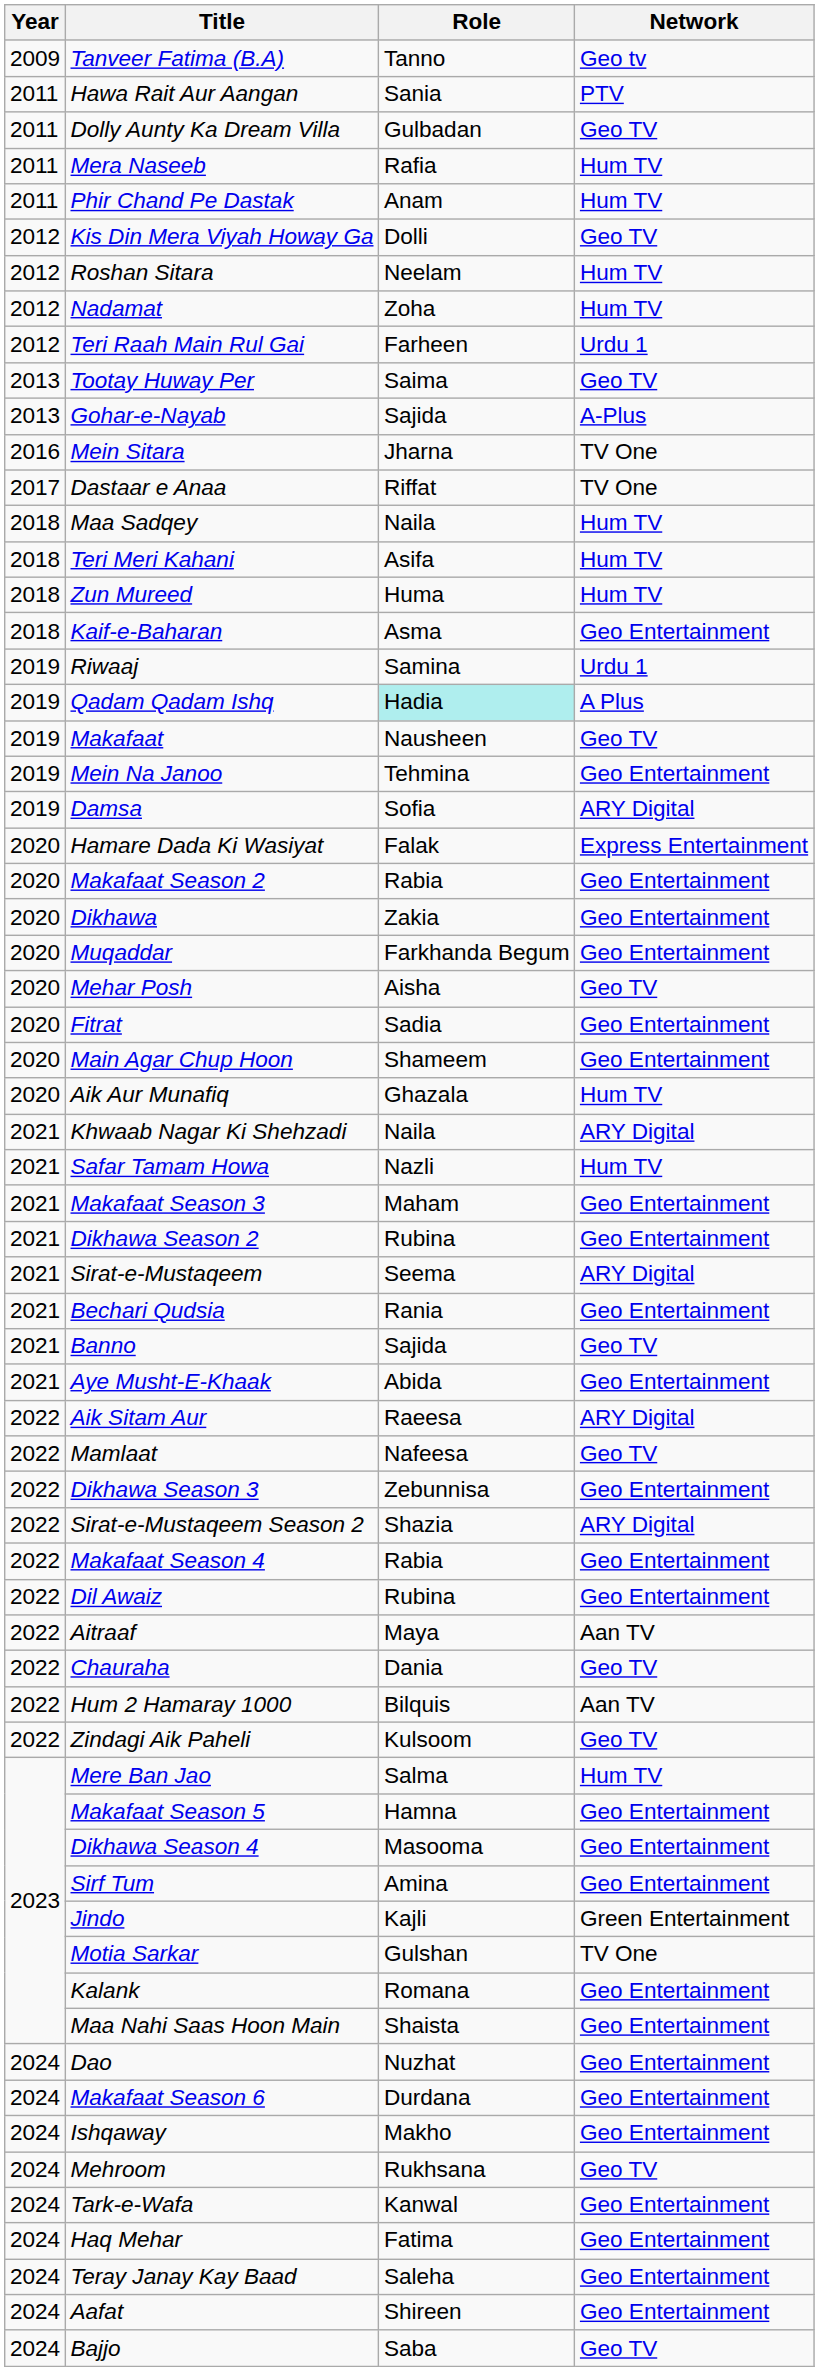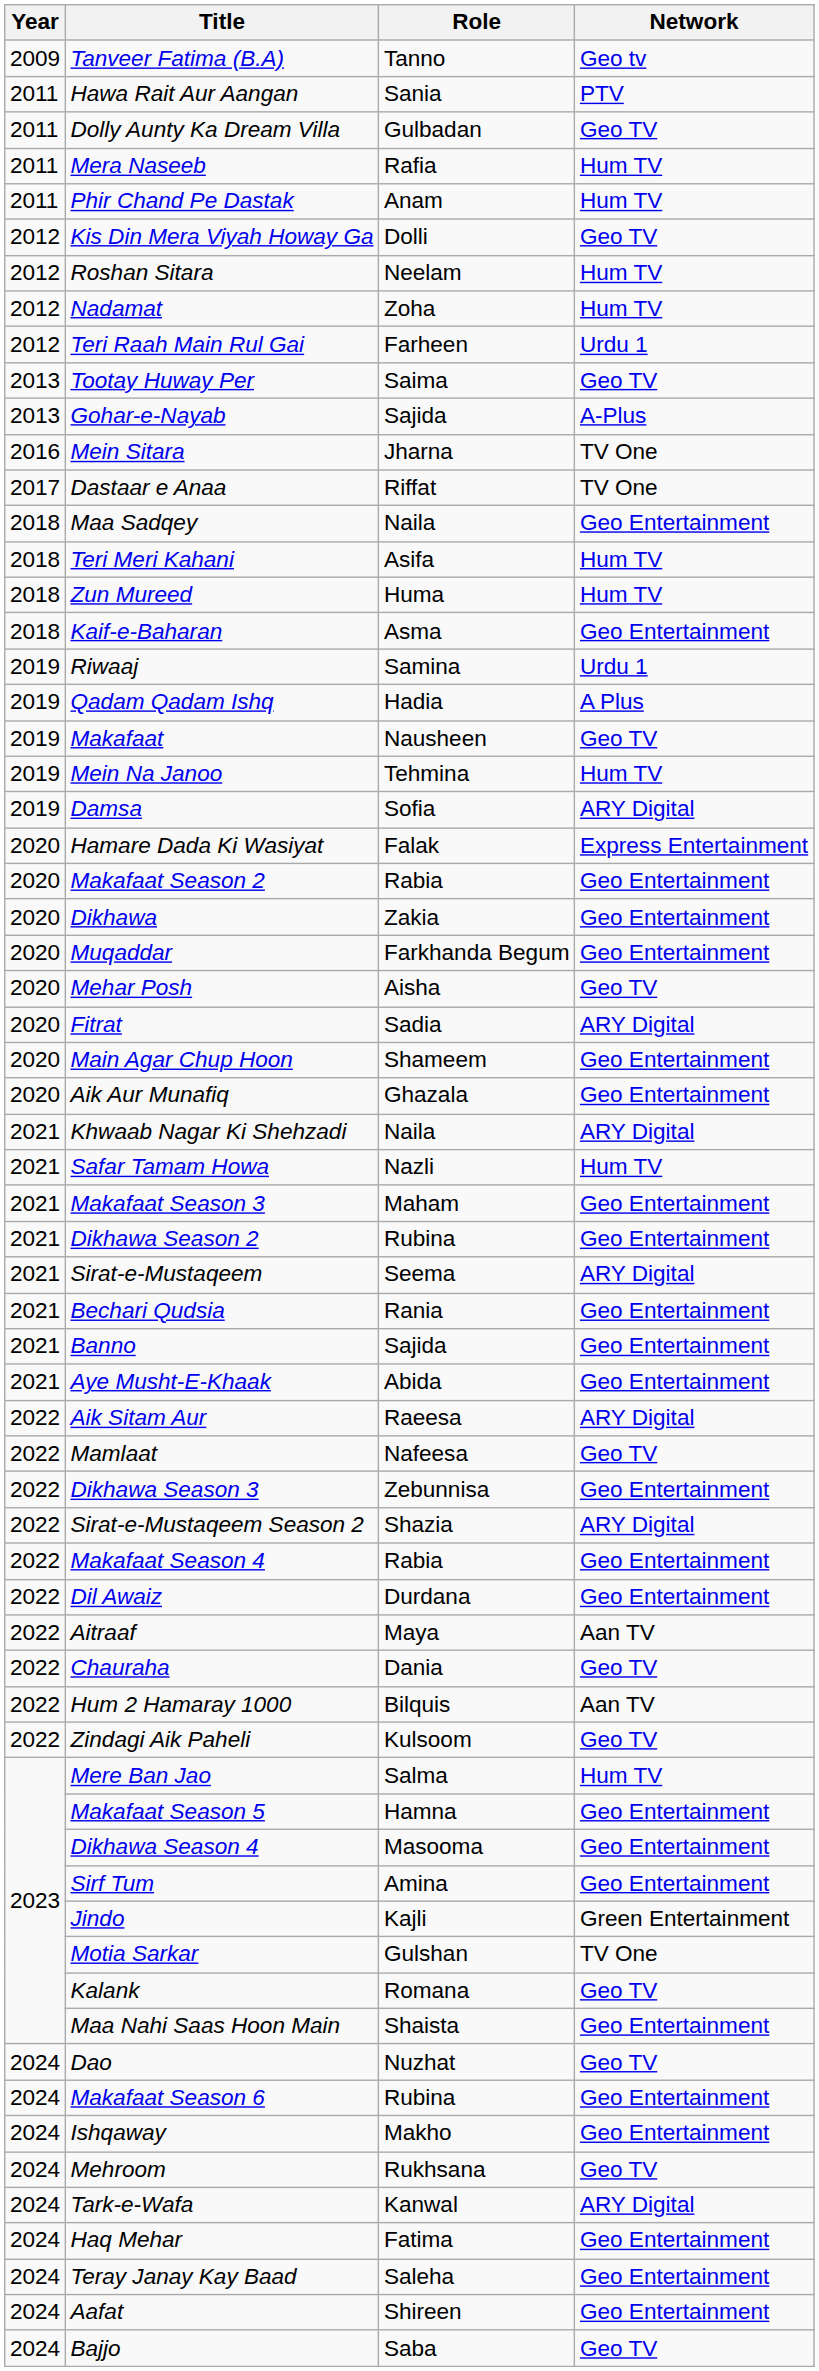(621, 523) Hum TV -> (675, 523) Geo Entertainment
(413, 702) paleturquoise background -> (413, 702) no background
(675, 773) Geo Entertainment -> (621, 773) Hum TV
(675, 1024) Geo Entertainment -> (637, 1024) ARY Digital
(621, 1095) Hum TV -> (675, 1095) Geo Entertainment
(619, 1346) Geo TV -> (675, 1346) Geo Entertainment
(420, 1596) Rubina -> (427, 1596) Durdana
(675, 1990) Geo Entertainment -> (619, 1990) Geo TV
(675, 2061) Geo Entertainment -> (619, 2061) Geo TV
(427, 2097) Durdana -> (420, 2097) Rubina
(675, 2204) Geo Entertainment -> (637, 2204) ARY Digital
